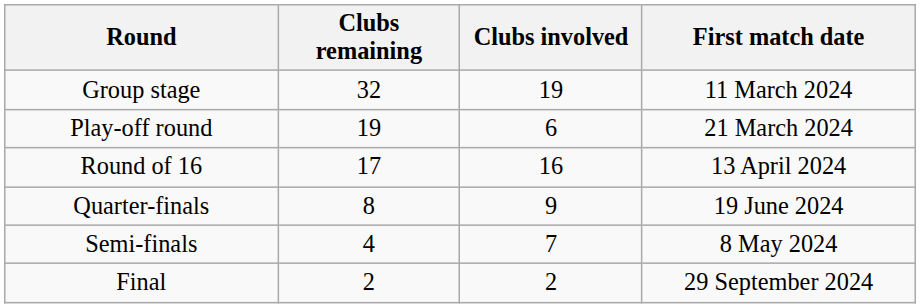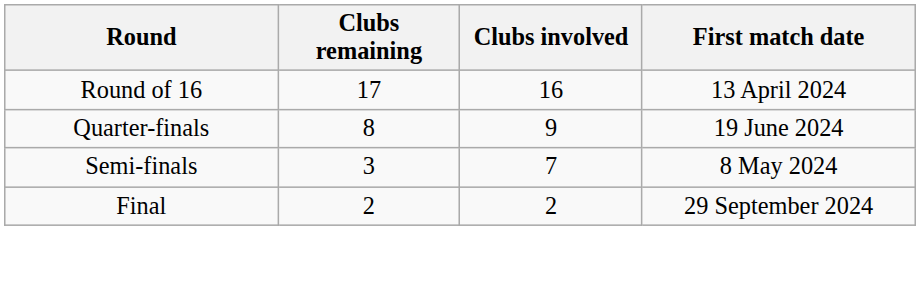- row: (141, 89)
- row: (141, 128)
(369, 243) 4 -> (369, 166) 3
